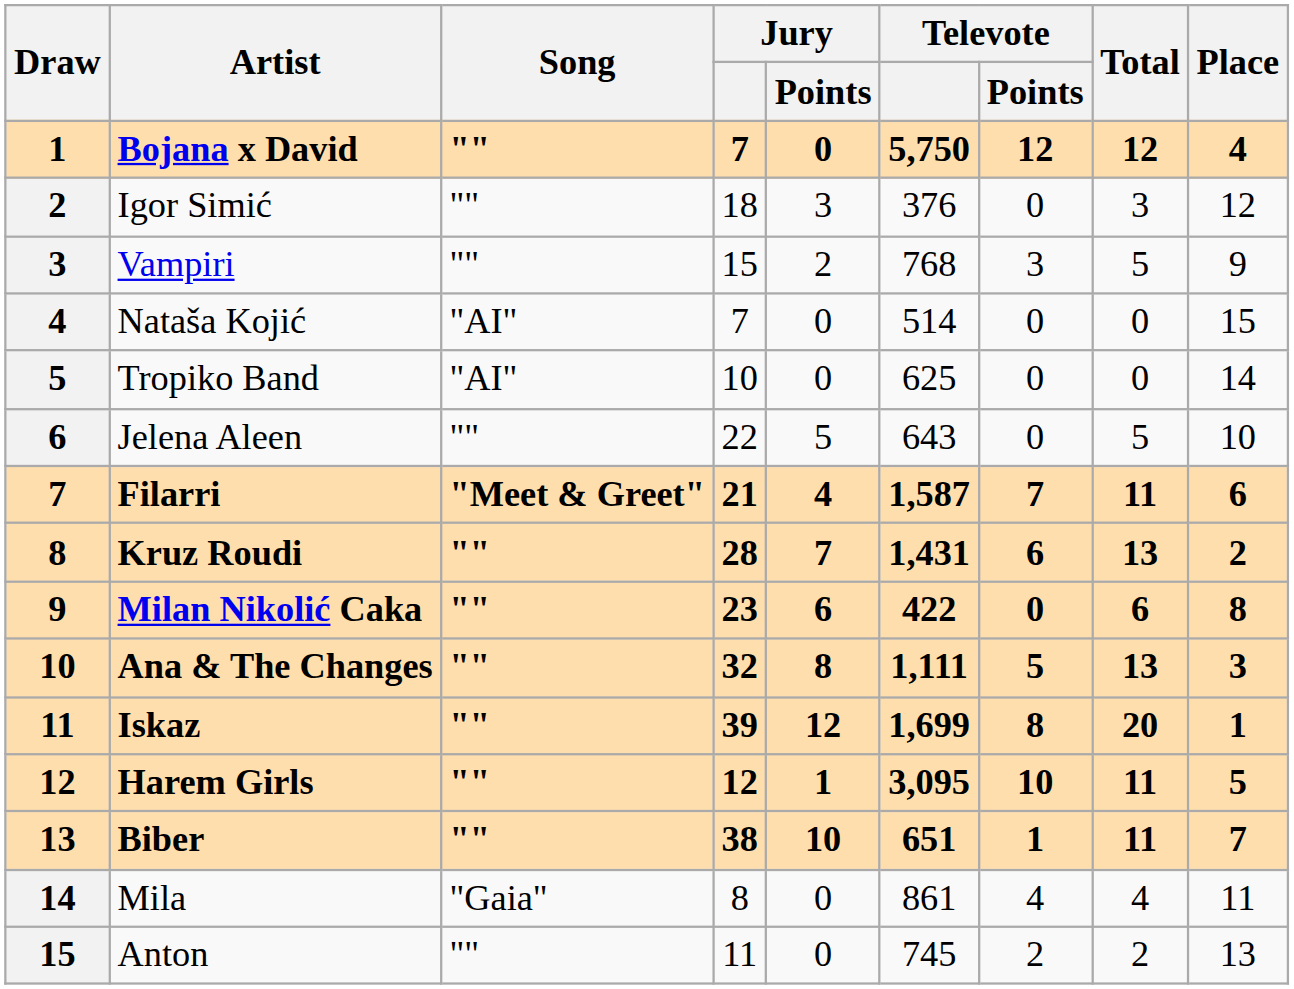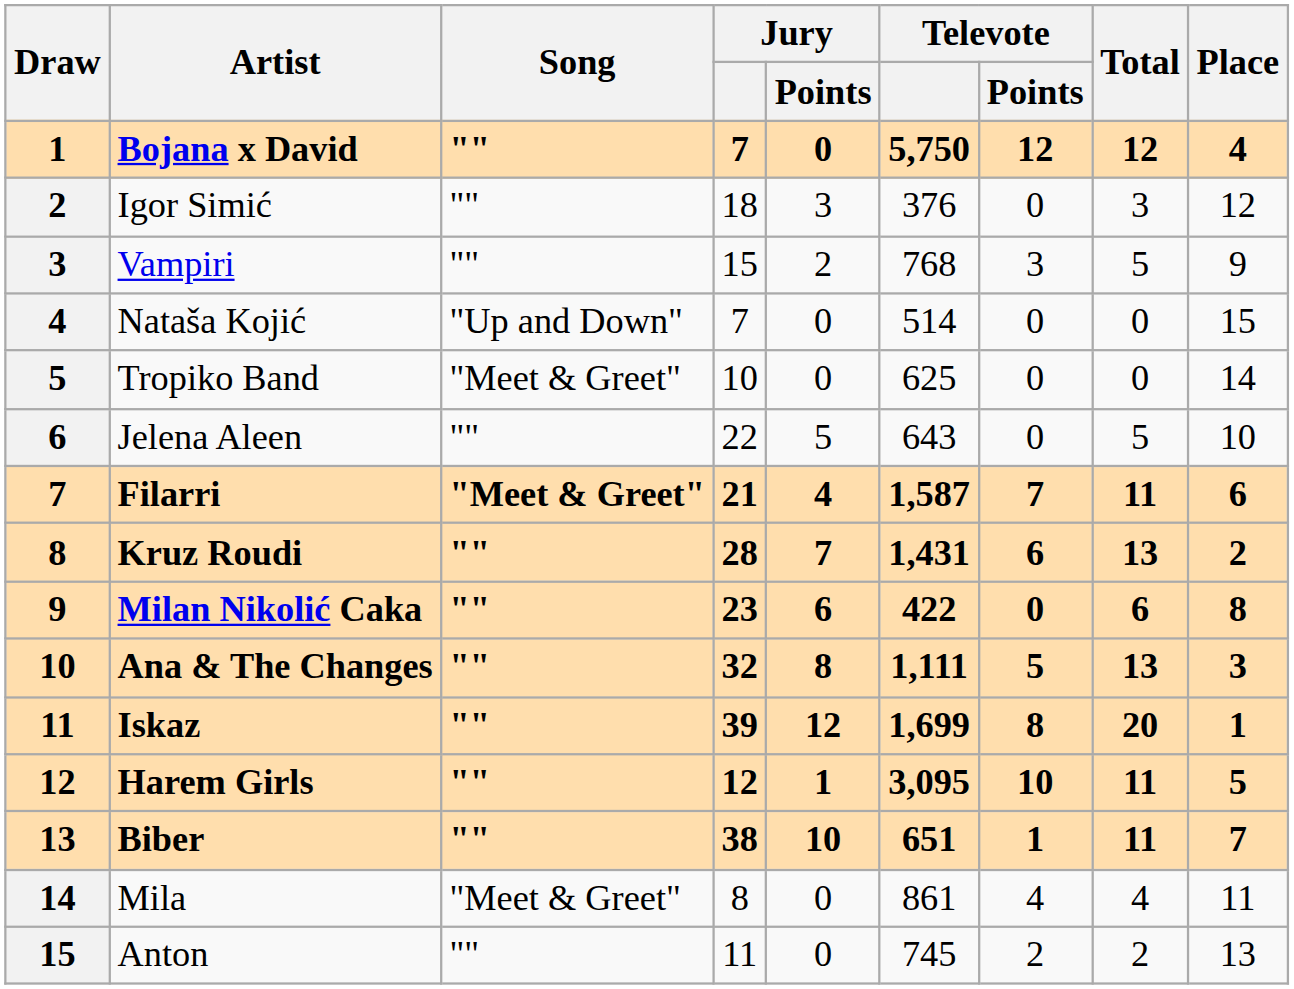(483, 321) "AI" -> (566, 321) "Up and Down"
(483, 378) "AI" -> (565, 378) "Meet & Greet"
(499, 897) "Gaia" -> (565, 897) "Meet & Greet"
